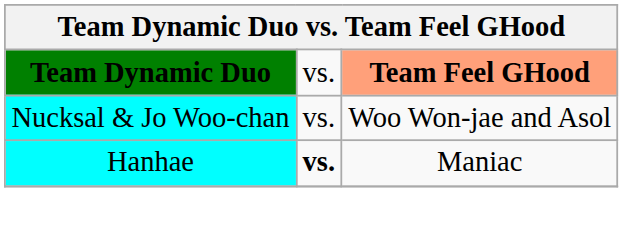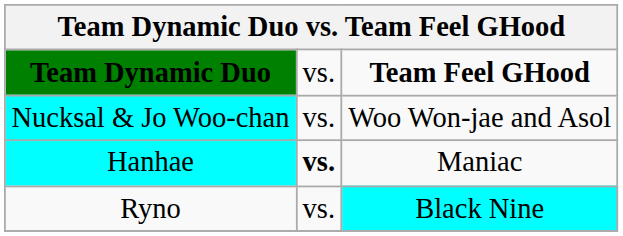(480, 72) lightsalmon background -> (480, 72) no background
+ row: (150, 207)
